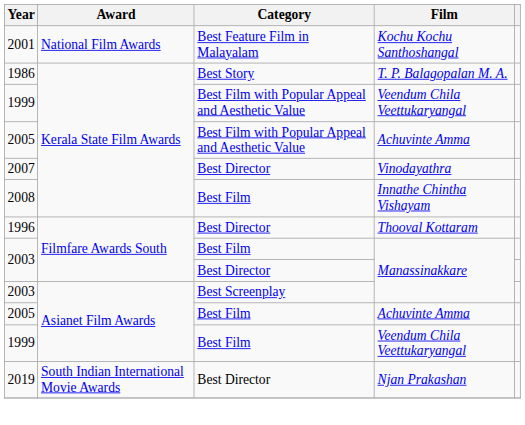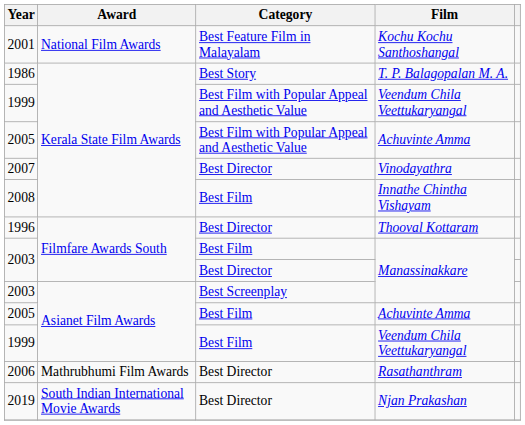+ row: (21, 372)
